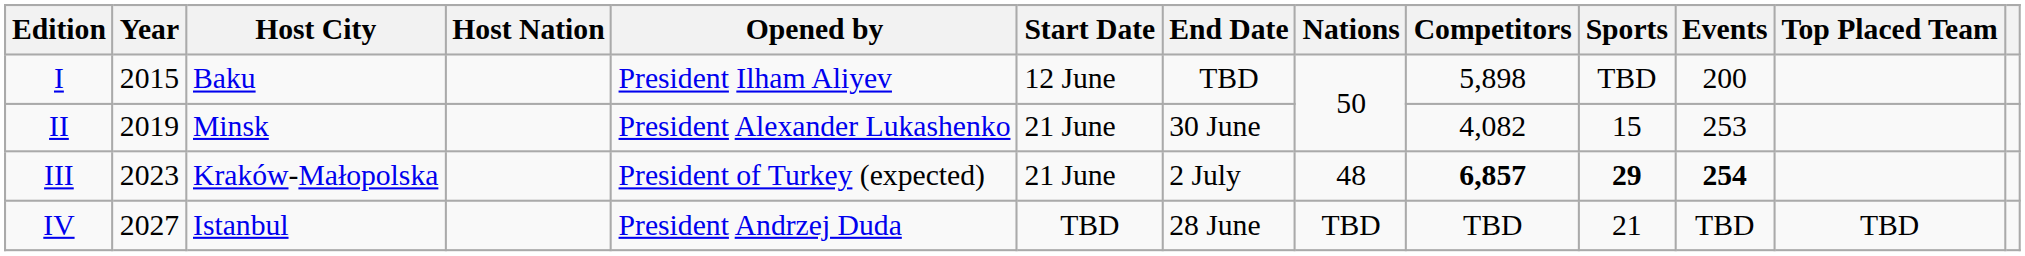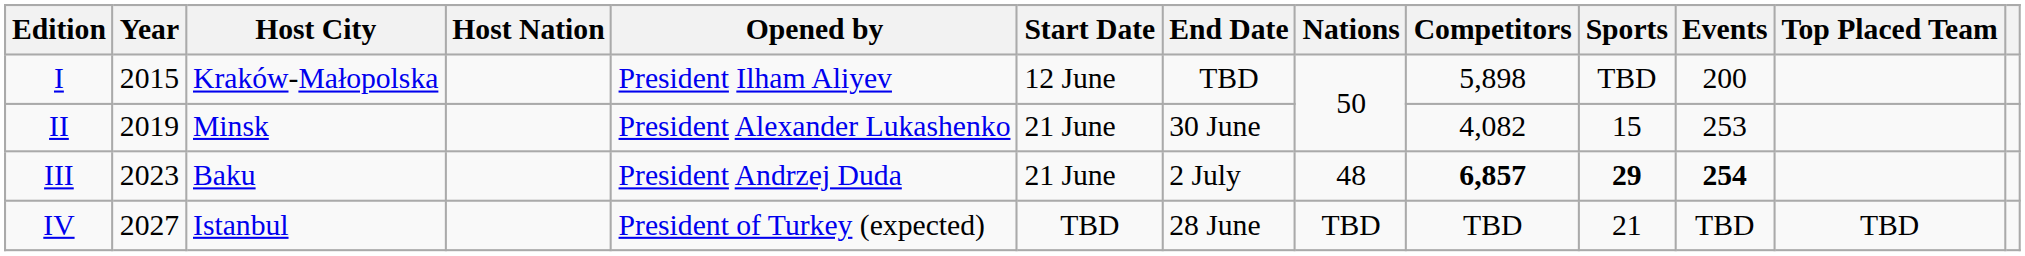(224, 78) Baku -> (316, 78) Kraków-Małopolska
(316, 176) Kraków-Małopolska -> (224, 176) Baku
(802, 176) President of Turkey (expected) -> (760, 176) President Andrzej Duda
(760, 225) President Andrzej Duda -> (802, 225) President of Turkey (expected)
